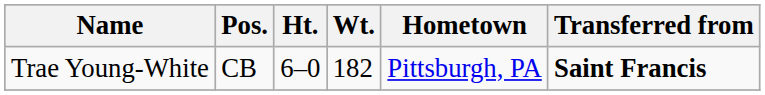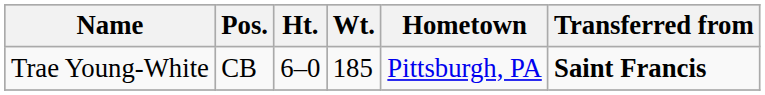(353, 68) 182 -> (353, 68) 185
